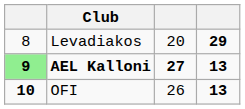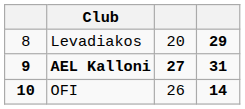(26, 67) lightgreen background -> (26, 67) no background
(218, 67) 13 -> (218, 67) 31
(218, 91) 13 -> (218, 91) 14
